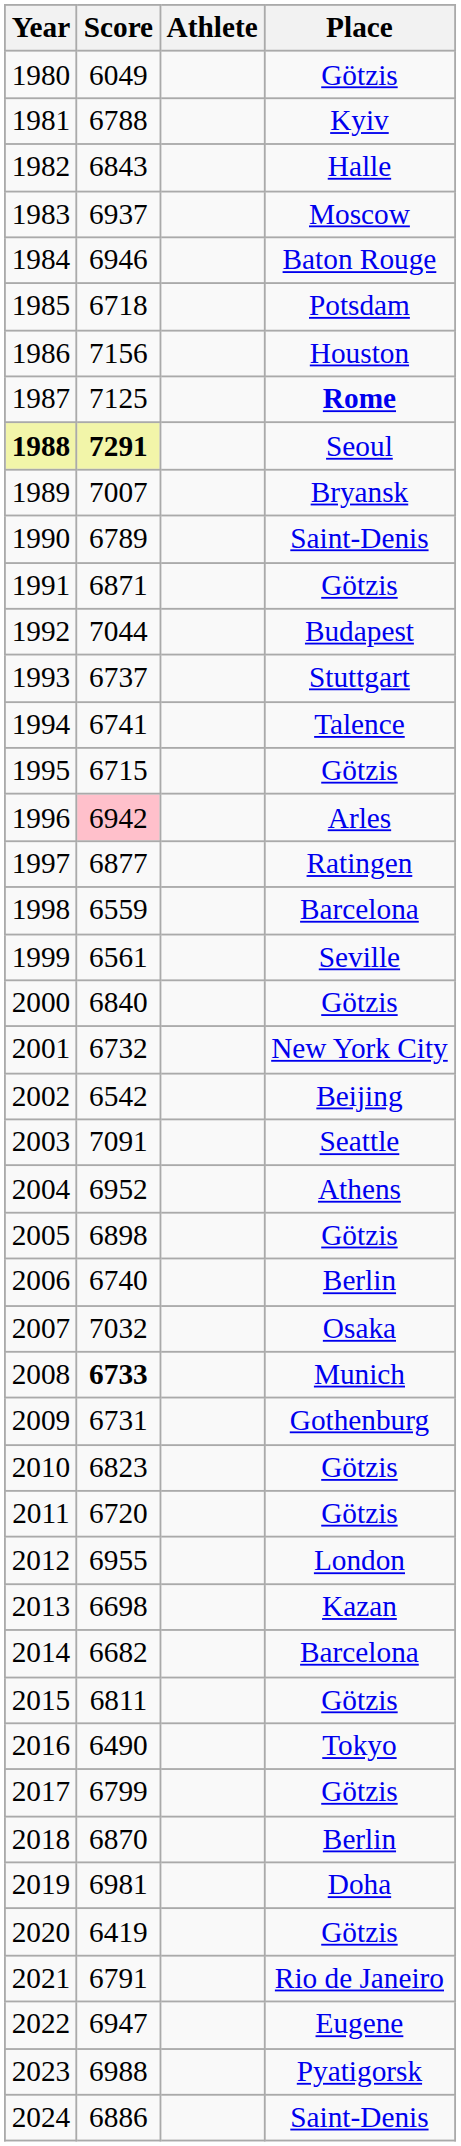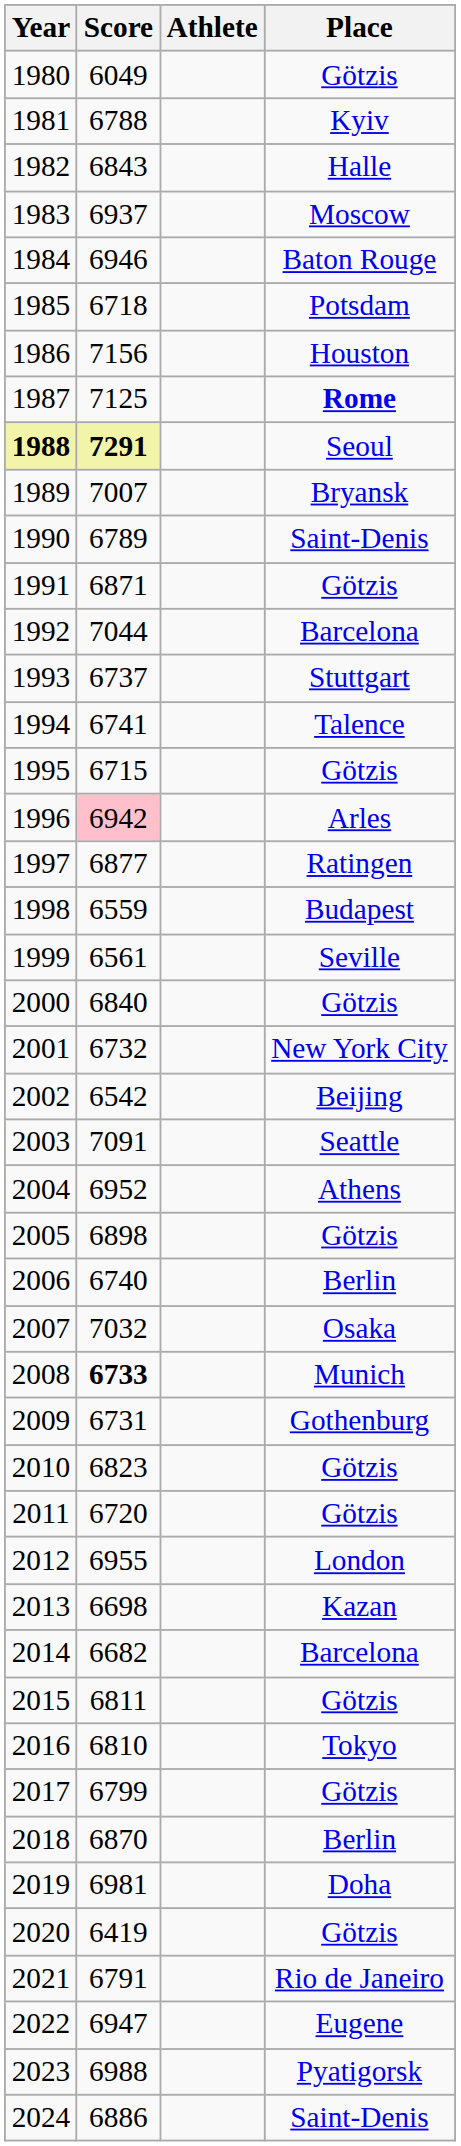(359, 631) Budapest -> (359, 631) Barcelona
(359, 910) Barcelona -> (359, 910) Budapest
(118, 1745) 6490 -> (118, 1745) 6810
